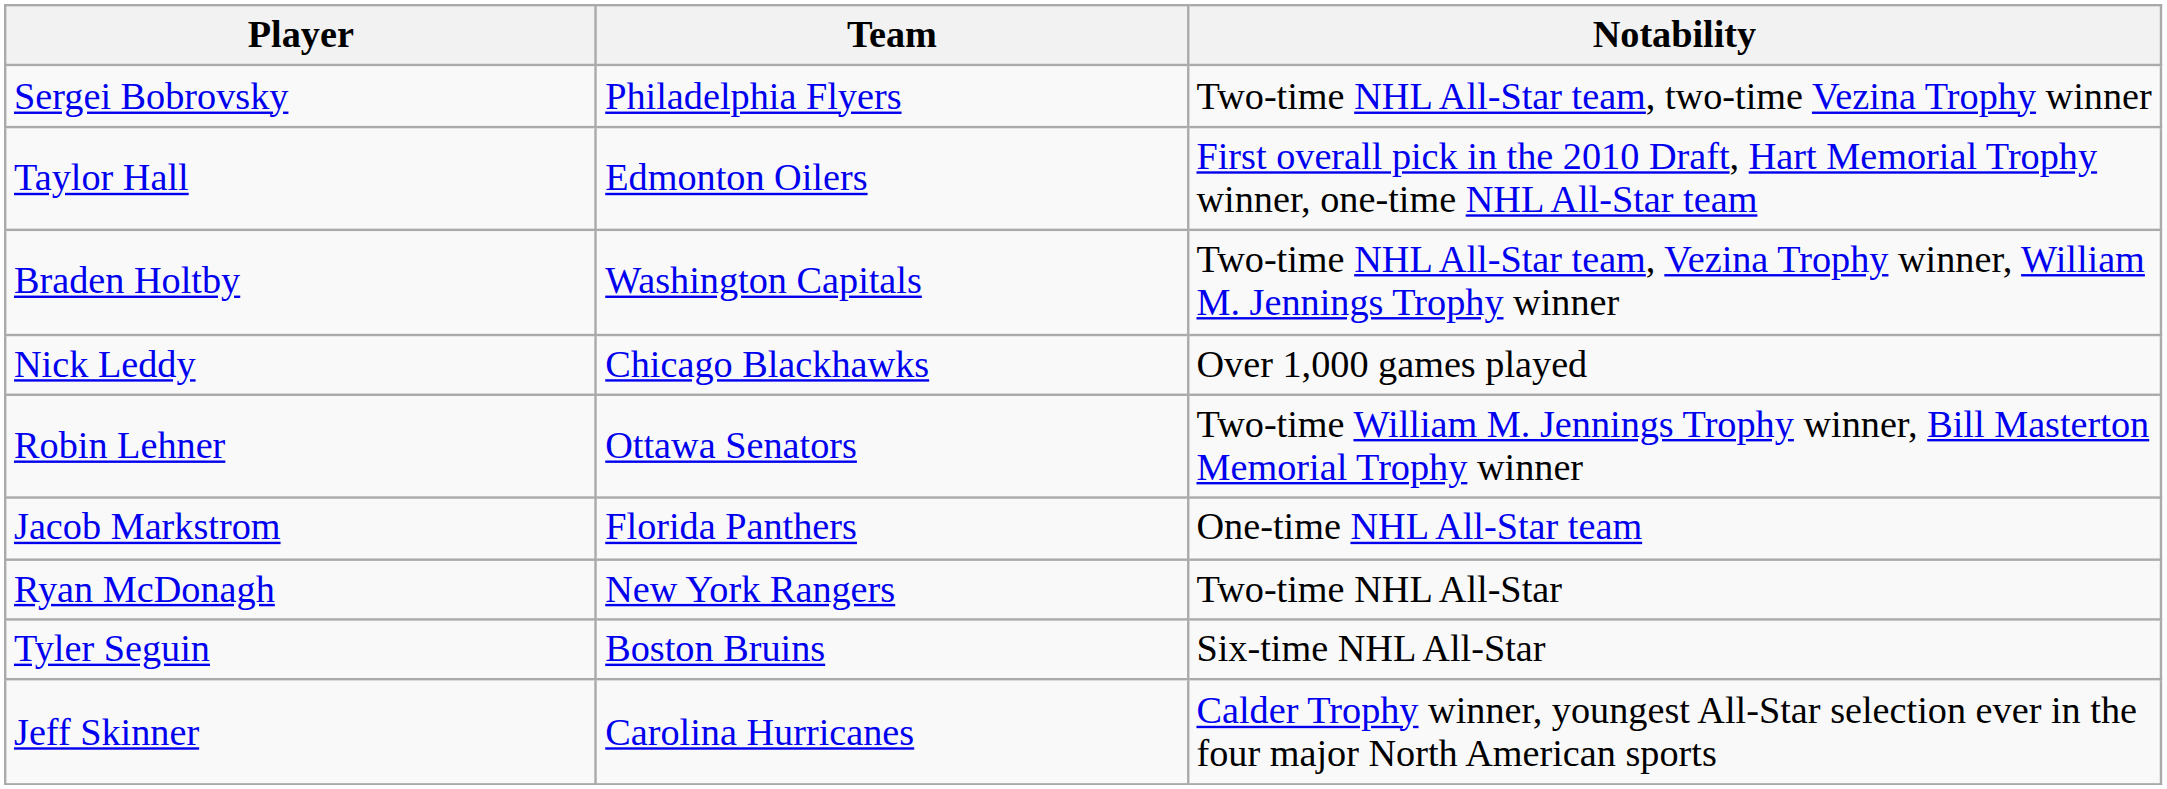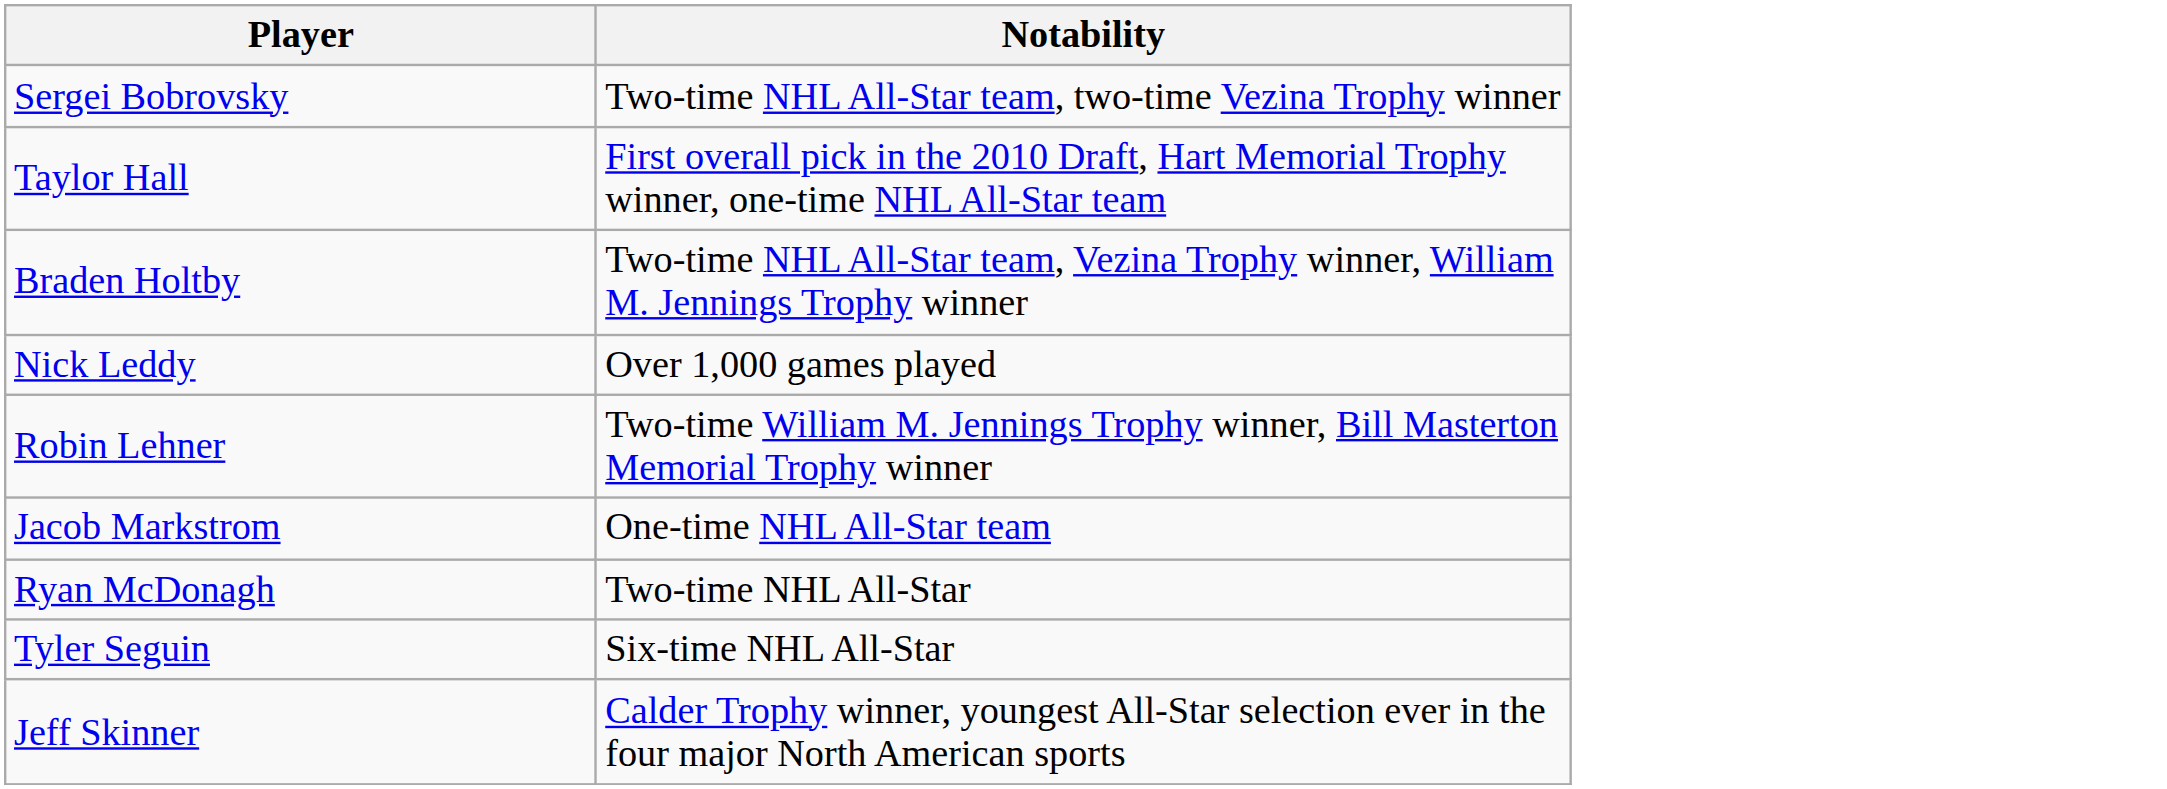- column: (892, 34)
